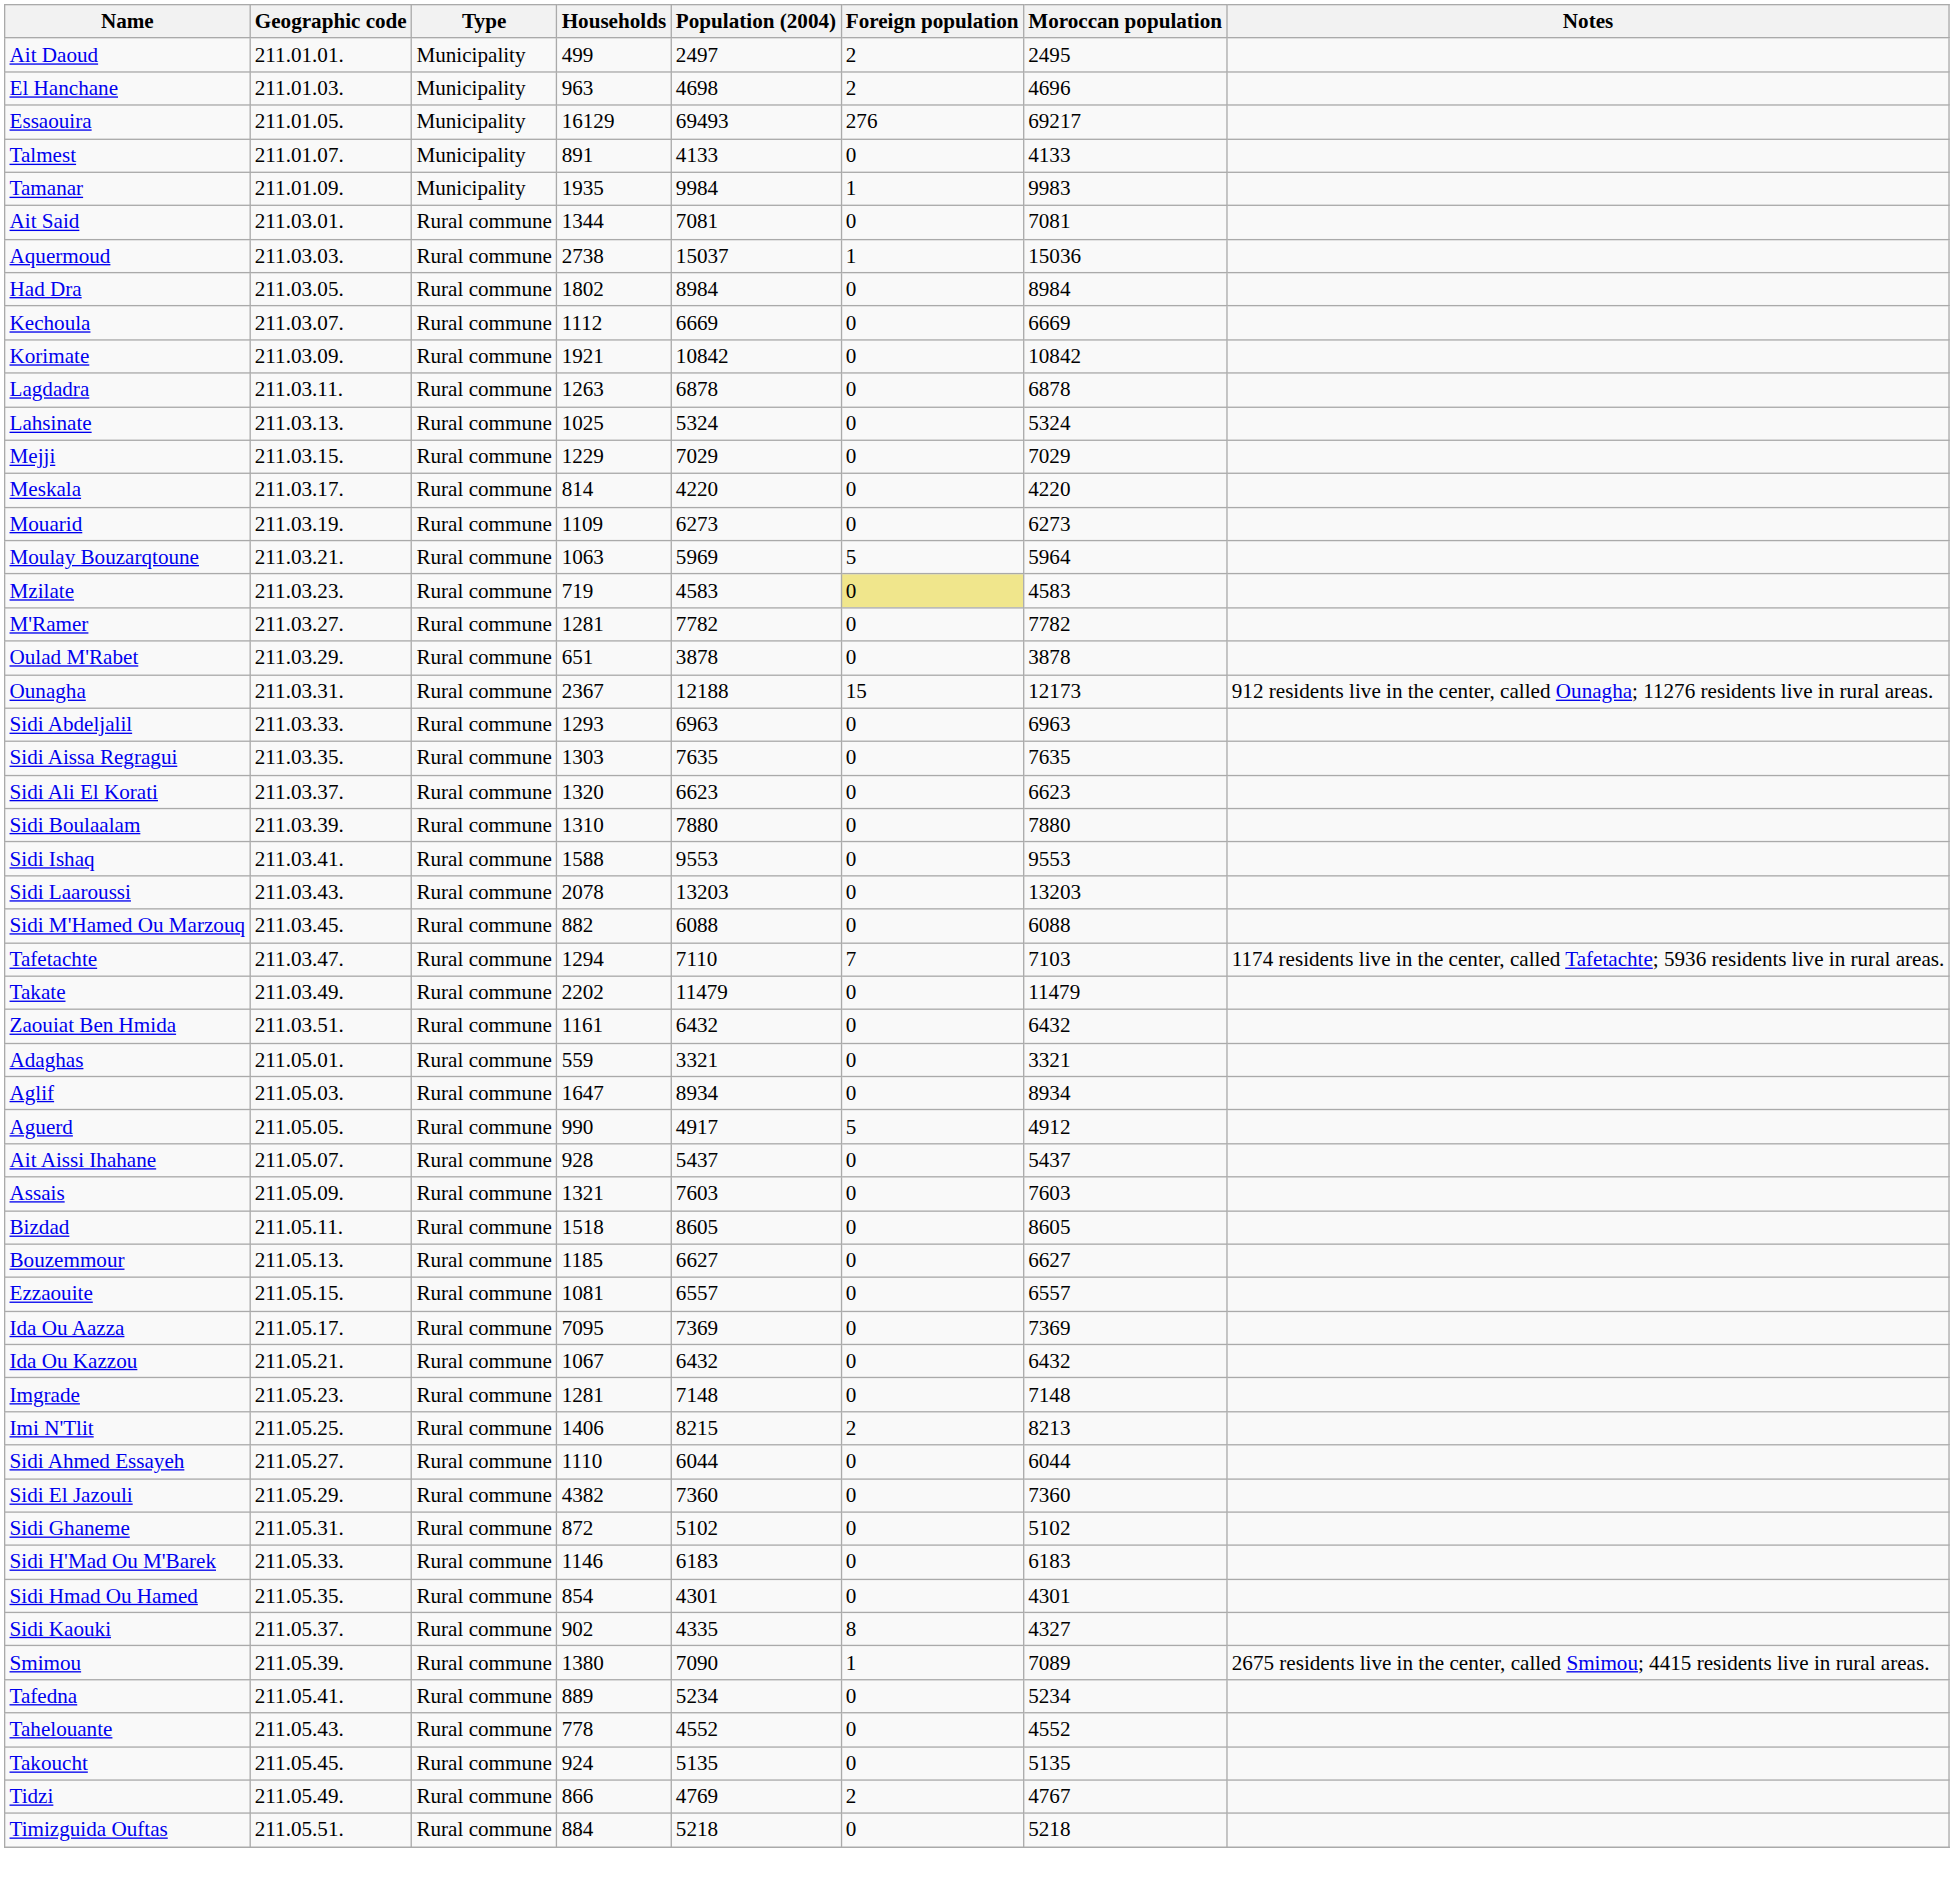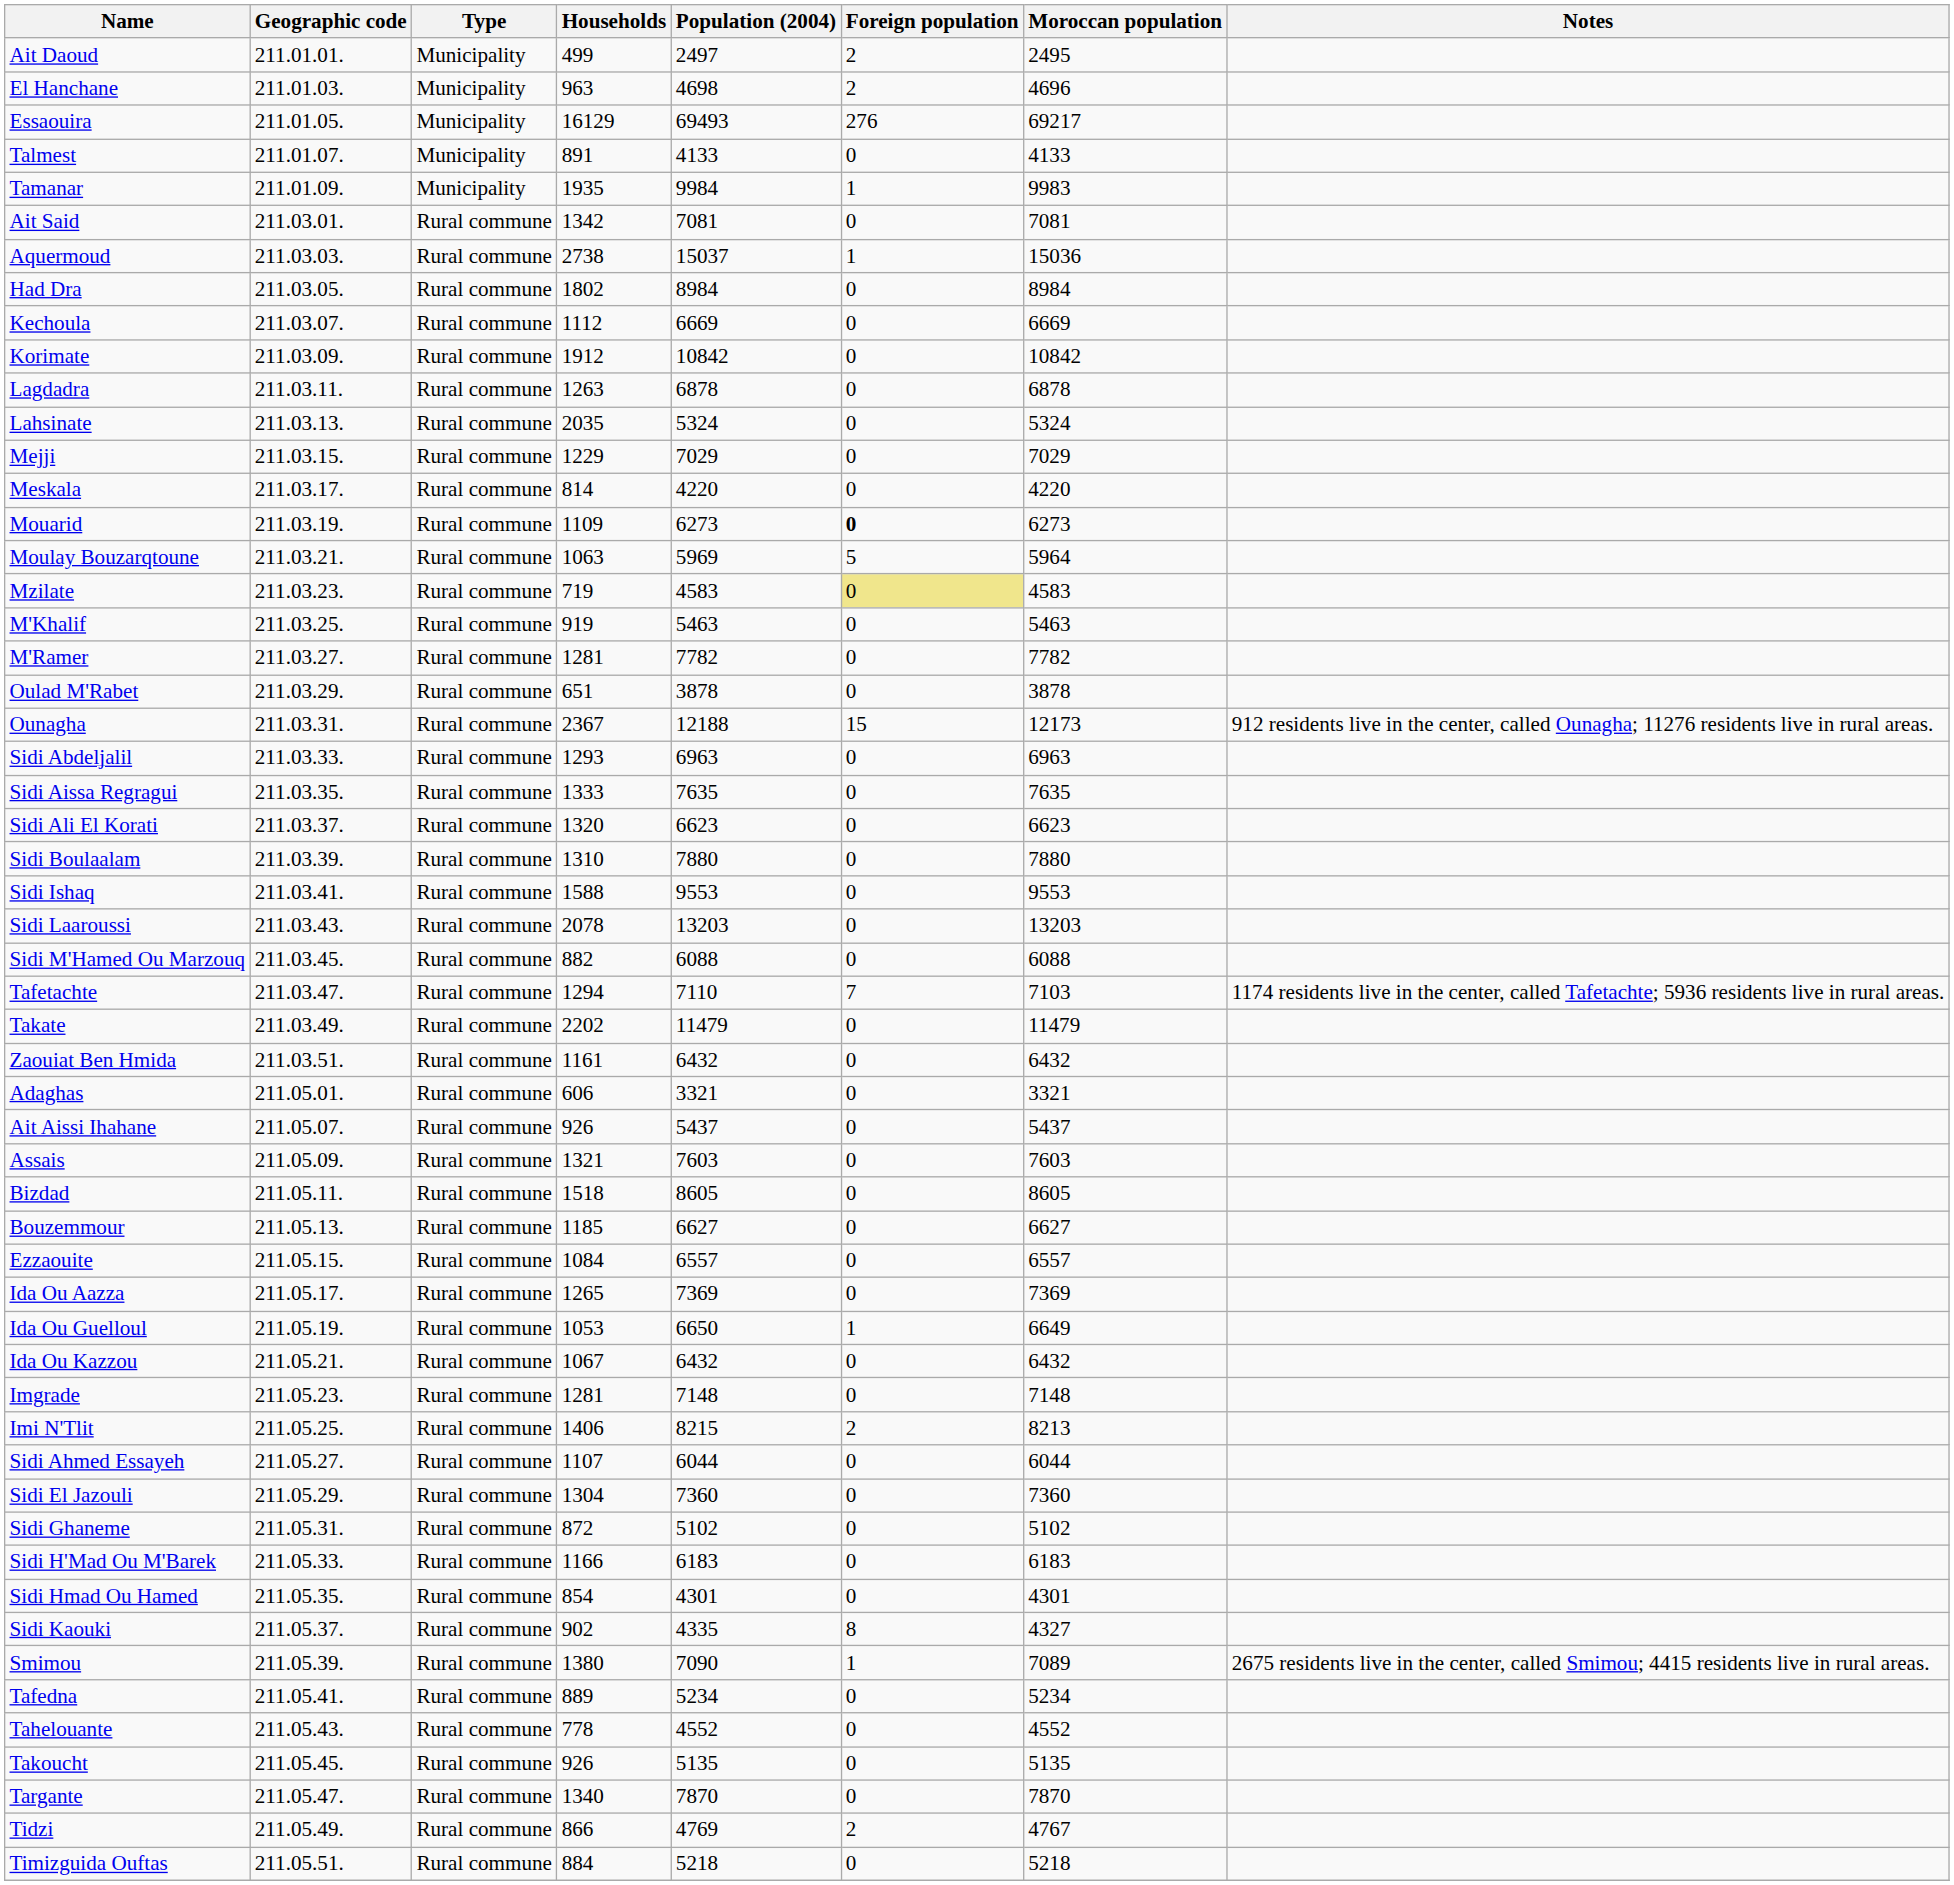(583, 222) 1344 -> (583, 222) 1342
(583, 356) 1921 -> (583, 356) 1912
(583, 423) 1025 -> (583, 423) 2035
(851, 523) normal -> (851, 523) bold
+ row: (48, 624)
(583, 758) 1303 -> (583, 791) 1333
(577, 1059) 559 -> (577, 1093) 606
- row: (32, 1093)
- row: (41, 1126)
(577, 1160) 928 -> (577, 1126) 926
(583, 1294) 1081 -> (583, 1260) 1084
(583, 1327) 7095 -> (583, 1294) 1265
+ row: (78, 1327)
(582, 1461) 1110 -> (582, 1461) 1107
(583, 1495) 4382 -> (583, 1495) 1304
(582, 1562) 1146 -> (582, 1562) 1166
(577, 1762) 924 -> (577, 1762) 926
+ row: (46, 1796)
